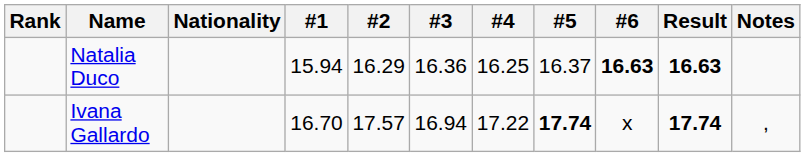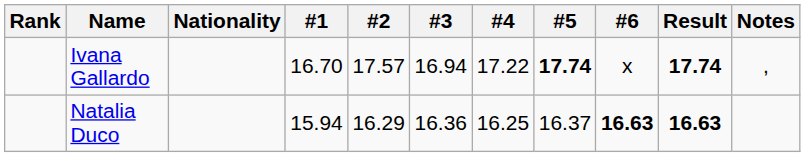rows swapped: (110, 122) <-> (103, 66)
